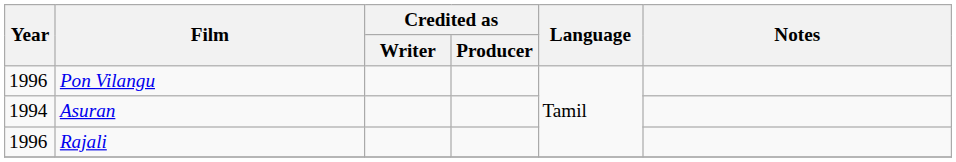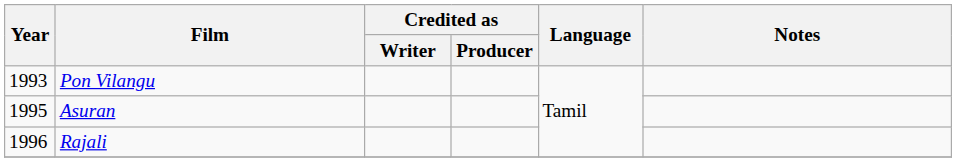(28, 80) 1996 -> (28, 80) 1993
(28, 111) 1994 -> (28, 111) 1995
